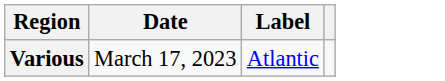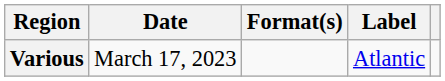+ column: (295, 22)
